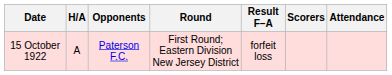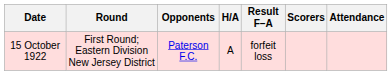columns swapped: (196, 18) <-> (77, 18)
